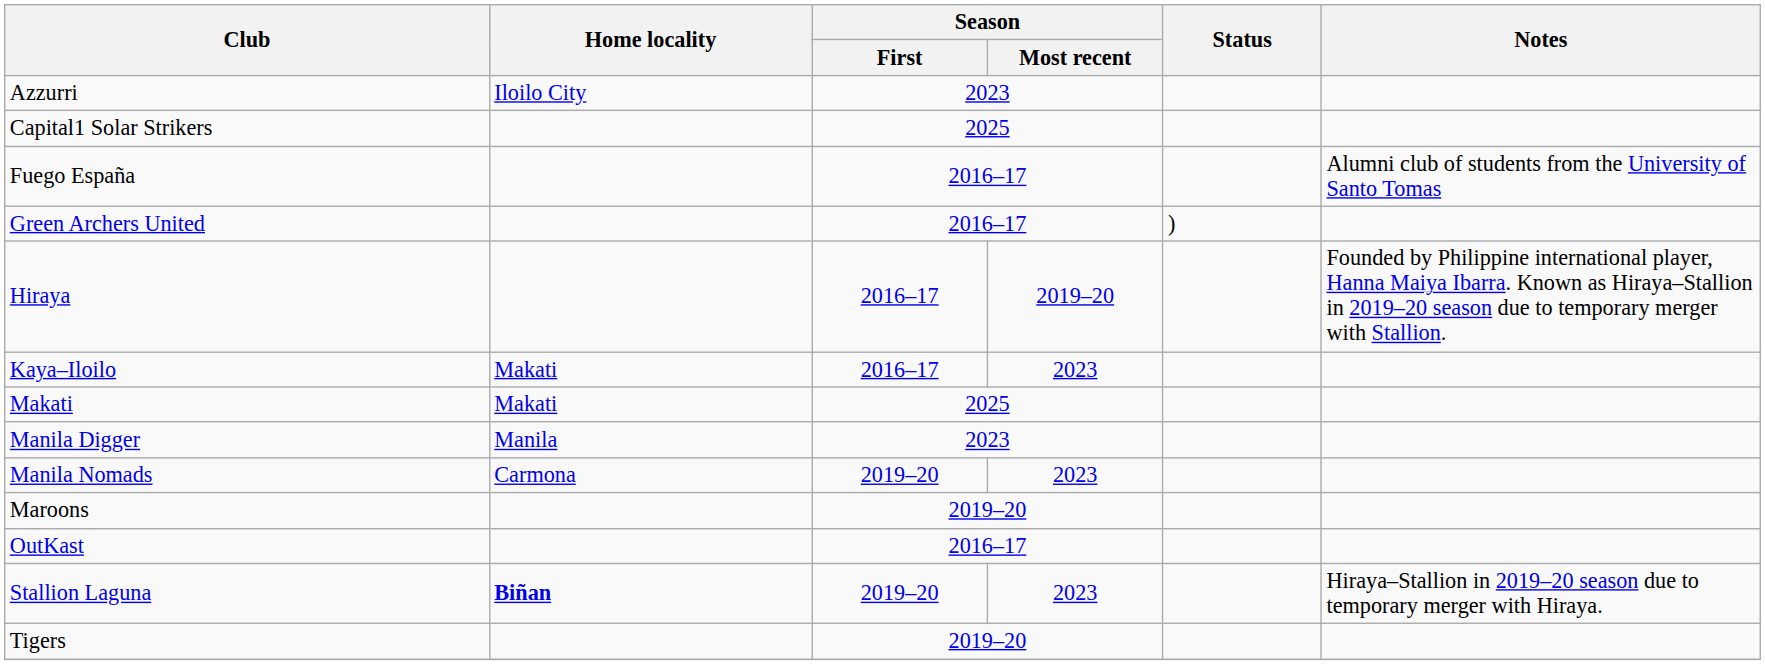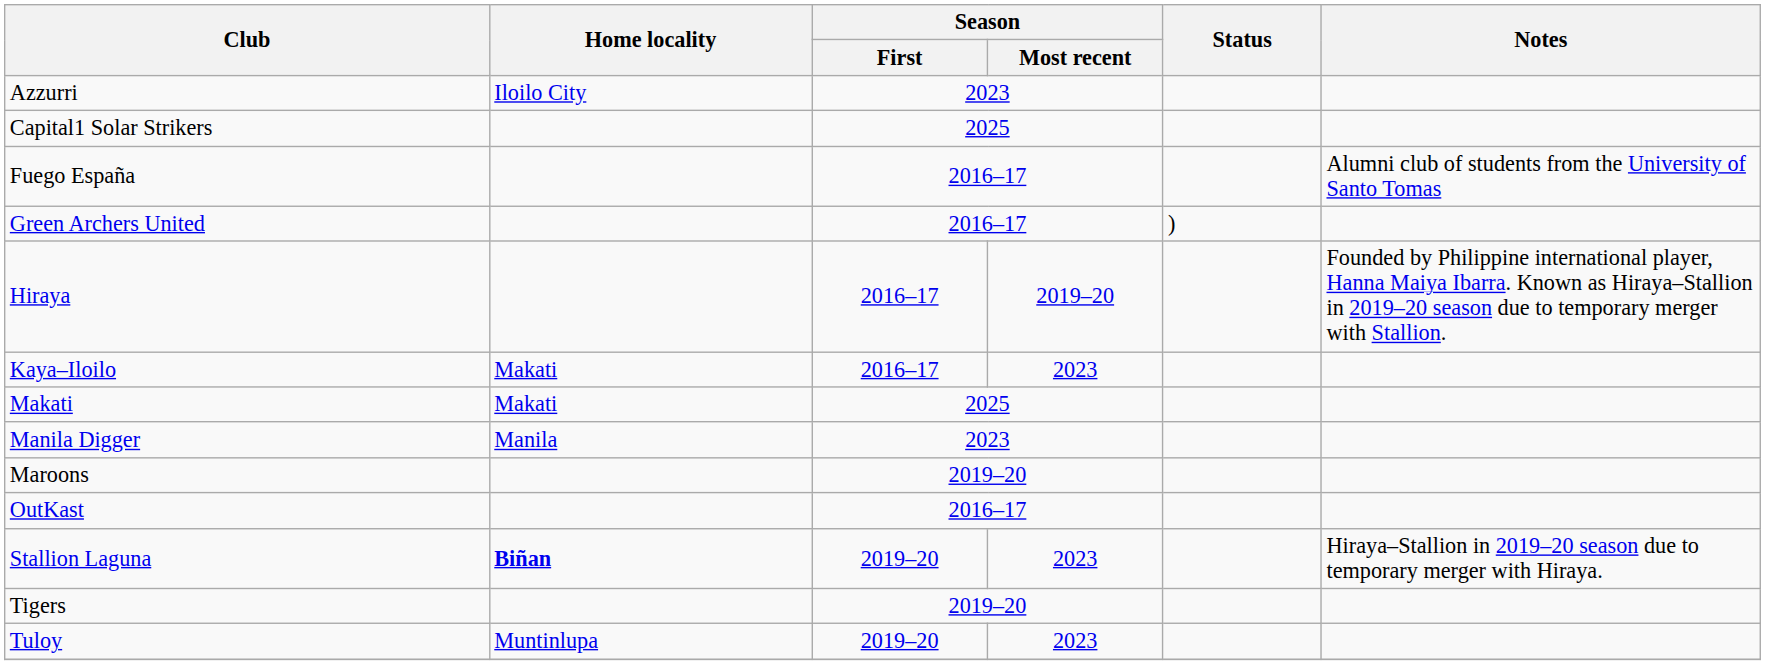- row: (81, 474)
+ row: (36, 641)
